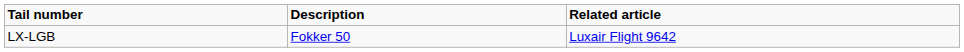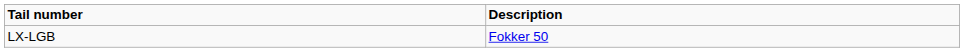- column: (615, 15)
